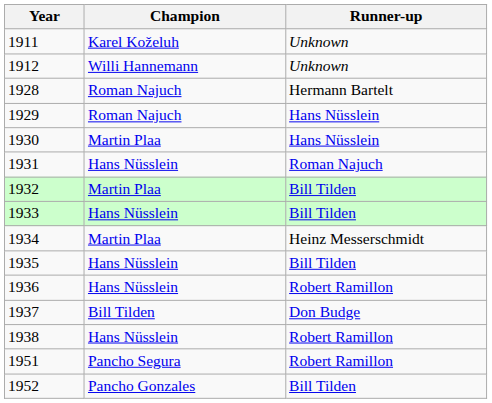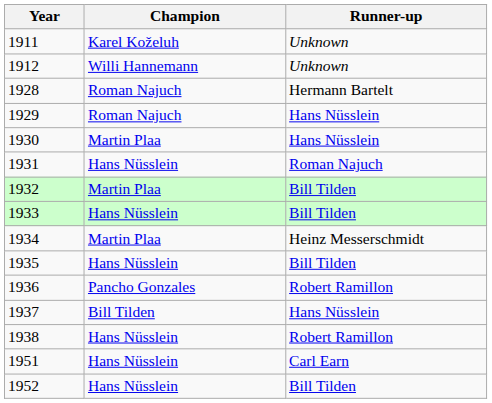(133, 287) Hans Nüsslein -> (142, 287) Pancho Gonzales
(325, 312) Don Budge -> (334, 312) Hans Nüsslein
(134, 361) Pancho Segura -> (133, 361) Hans Nüsslein
(341, 361) Robert Ramillon -> (319, 361) Carl Earn
(142, 386) Pancho Gonzales -> (133, 386) Hans Nüsslein
